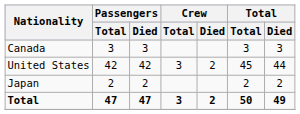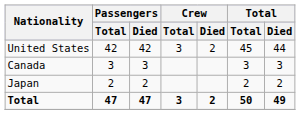rows swapped: (49, 66) <-> (26, 49)
